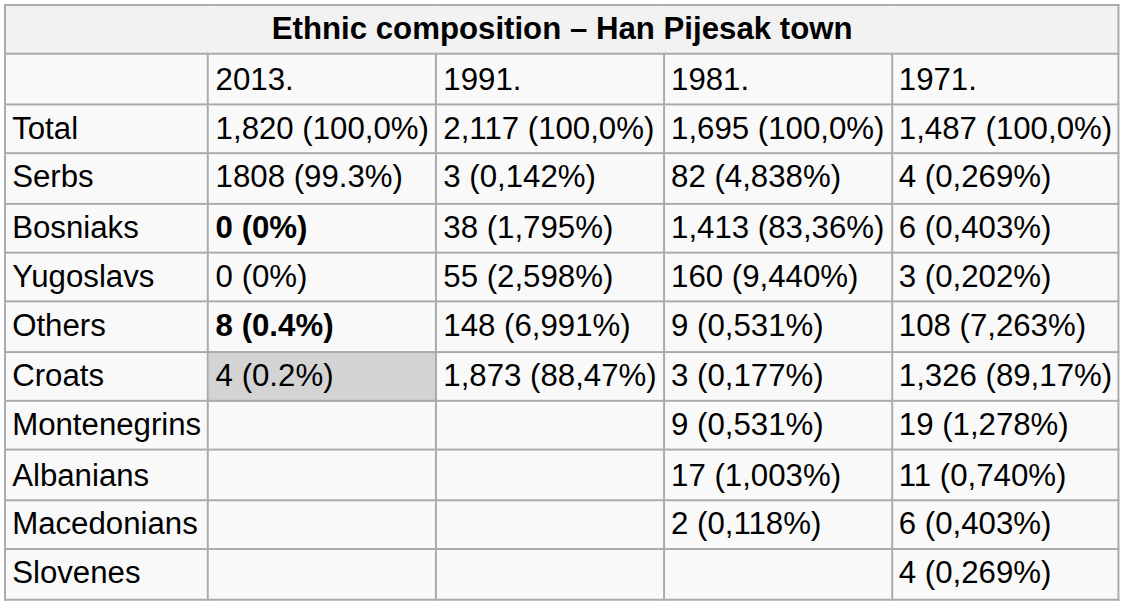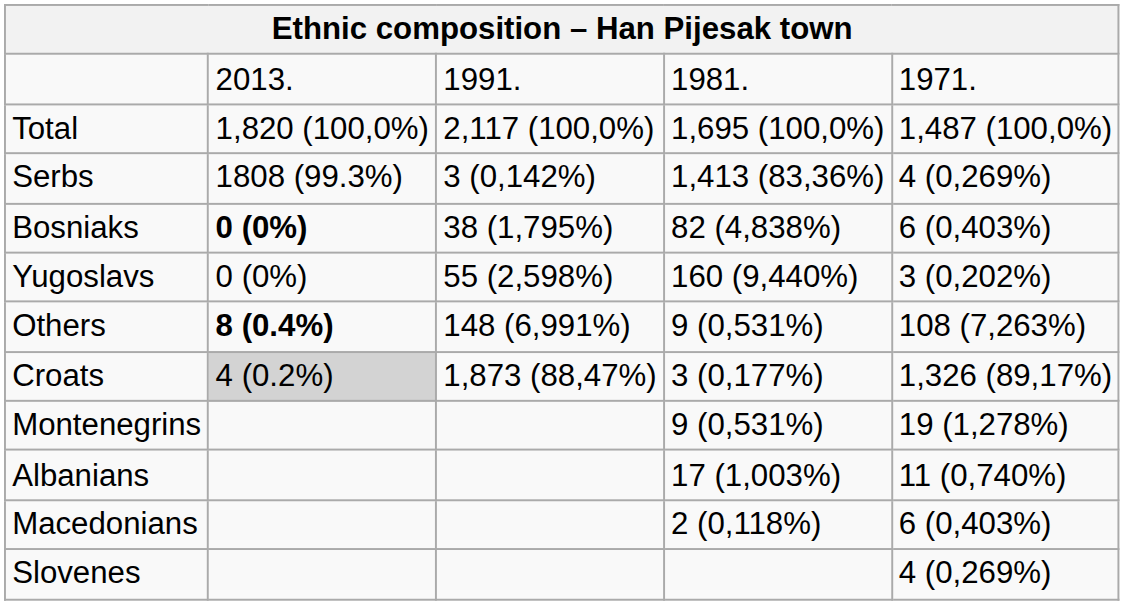(756, 177) 82 (4,838%) -> (778, 177) 1,413 (83,36%)
(778, 227) 1,413 (83,36%) -> (756, 227) 82 (4,838%)
